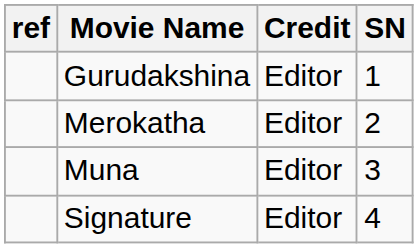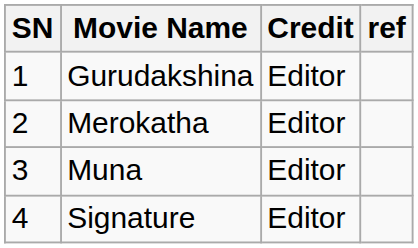columns swapped: (385, 28) <-> (31, 28)
